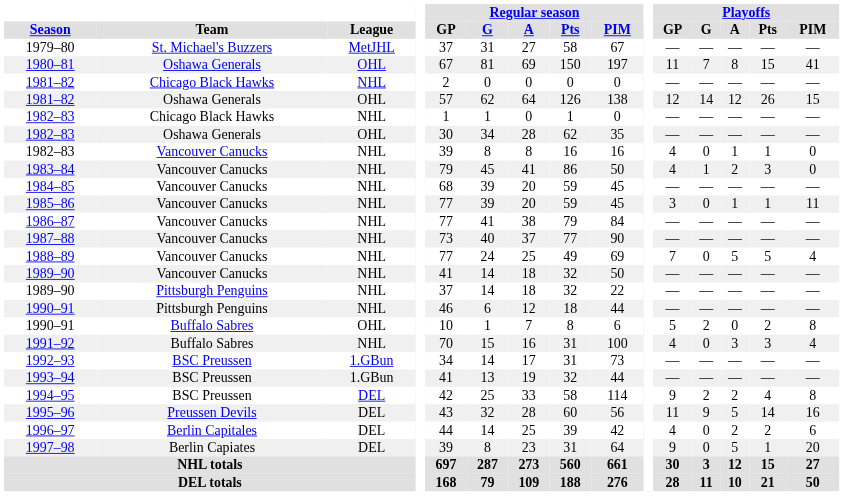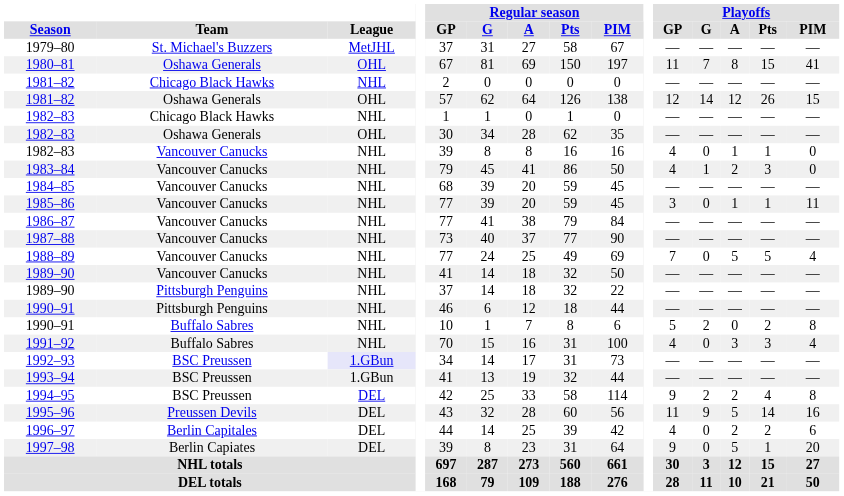(372, 325) OHL -> (372, 325) NHL
(372, 360) no background -> (372, 360) lavender background
